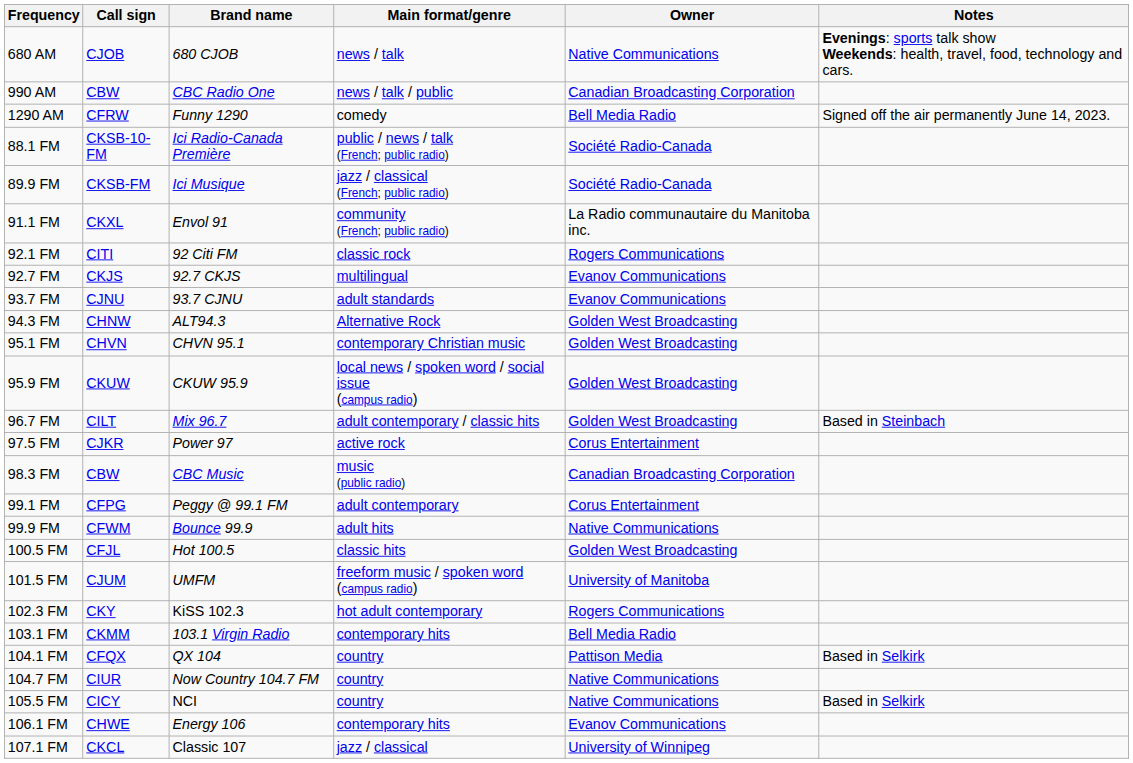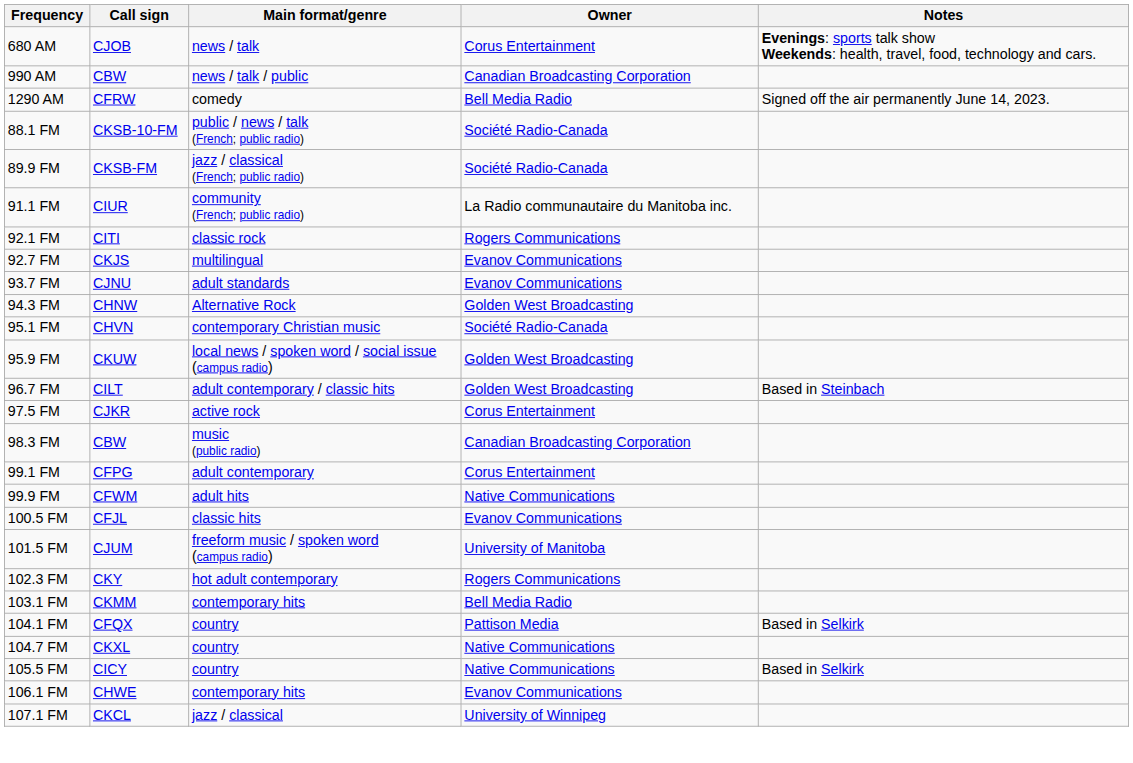- column: (251, 15)
(643, 54) Native Communications -> (530, 46) Corus Entertainment
(105, 223) CKXL -> (110, 207) CIUR
(653, 344) Golden West Broadcasting -> (536, 328) Société Radio-Canada
(653, 550) Golden West Broadcasting -> (543, 518) Evanov Communications
(104, 679) CIUR -> (112, 647) CKXL
